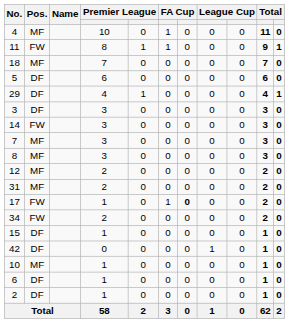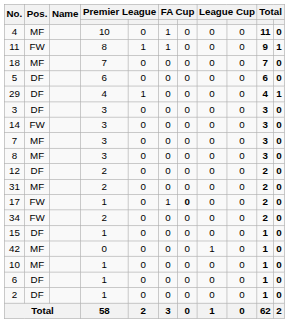(37, 171) MF -> (37, 171) DF
(37, 248) DF -> (37, 248) MF
